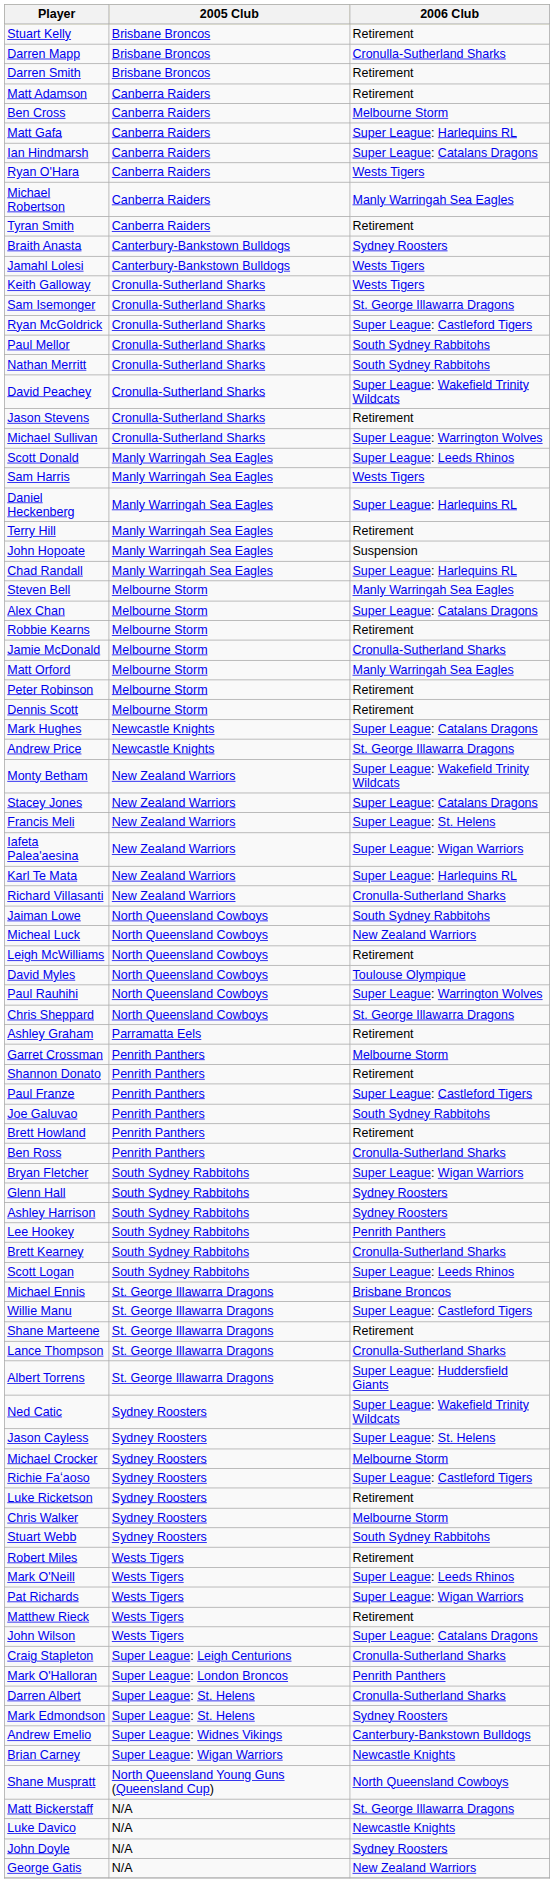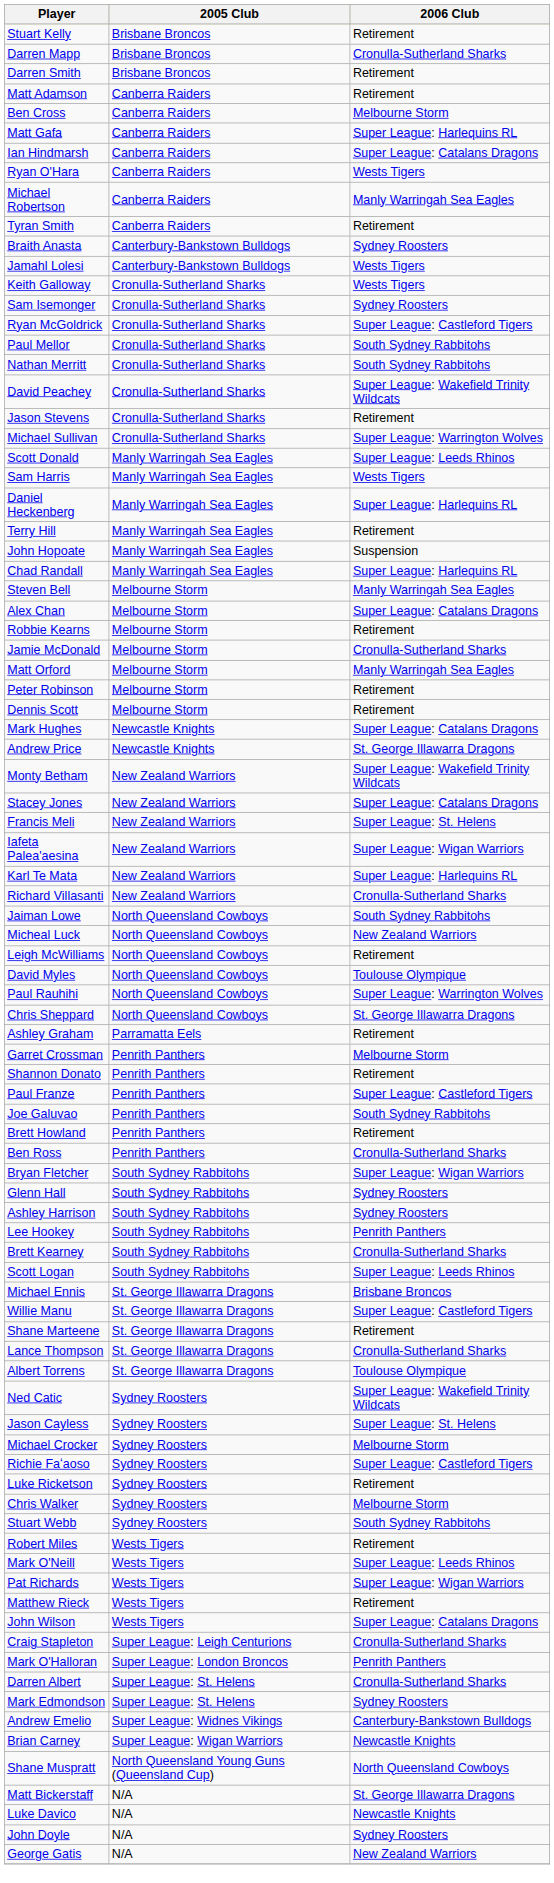(433, 305) St. George Illawarra Dragons -> (400, 305) Sydney Roosters
(430, 1378) Super League: Huddersfield Giants -> (409, 1371) Toulouse Olympique
